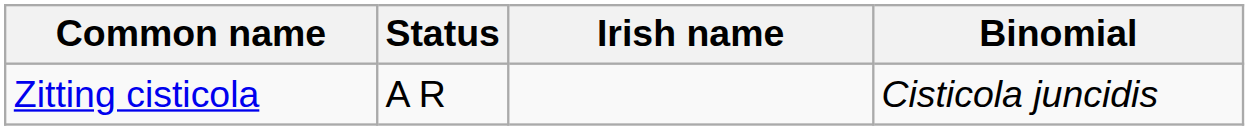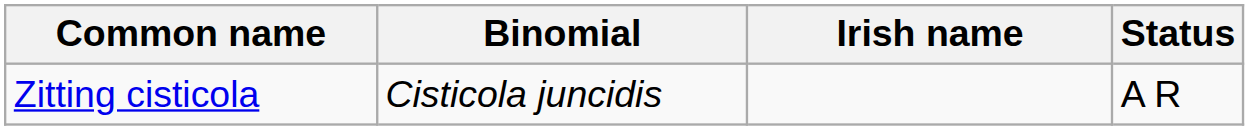columns swapped: (1058, 34) <-> (443, 34)
